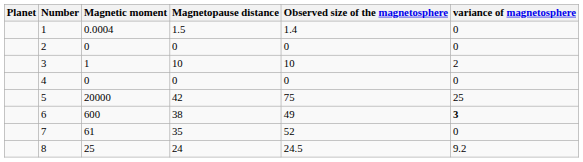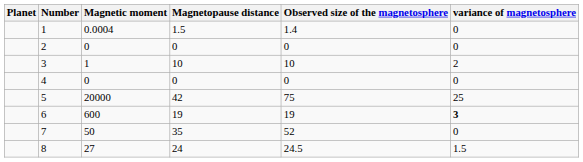(177, 115) 38 -> (177, 115) 19
(289, 115) 49 -> (289, 115) 19
(89, 132) 61 -> (89, 132) 50
(89, 149) 25 -> (89, 149) 27
(460, 149) 9.2 -> (460, 149) 1.5
